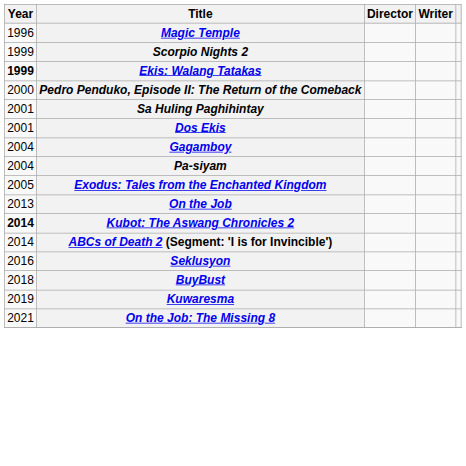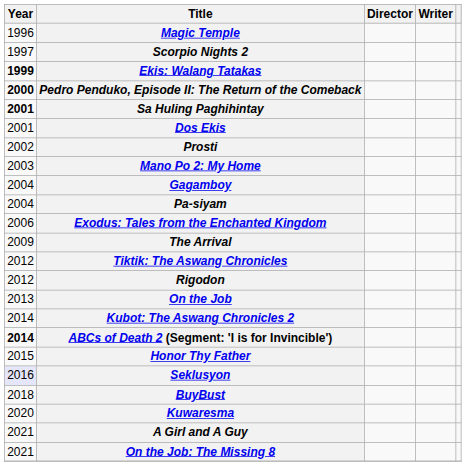(20, 52) 1999 -> (20, 52) 1997
(20, 90) normal -> (20, 90) bold
(20, 109) normal -> (20, 109) bold
+ row: (200, 147)
+ row: (200, 166)
(20, 185) 2005 -> (20, 223) 2006
+ row: (200, 242)
+ row: (200, 261)
+ row: (200, 280)
(20, 223) bold -> (20, 318) normal
(20, 242) normal -> (20, 337) bold
+ row: (200, 356)
(20, 261) no background -> (20, 375) lavender background
(20, 299) 2019 -> (20, 413) 2020
+ row: (200, 432)
